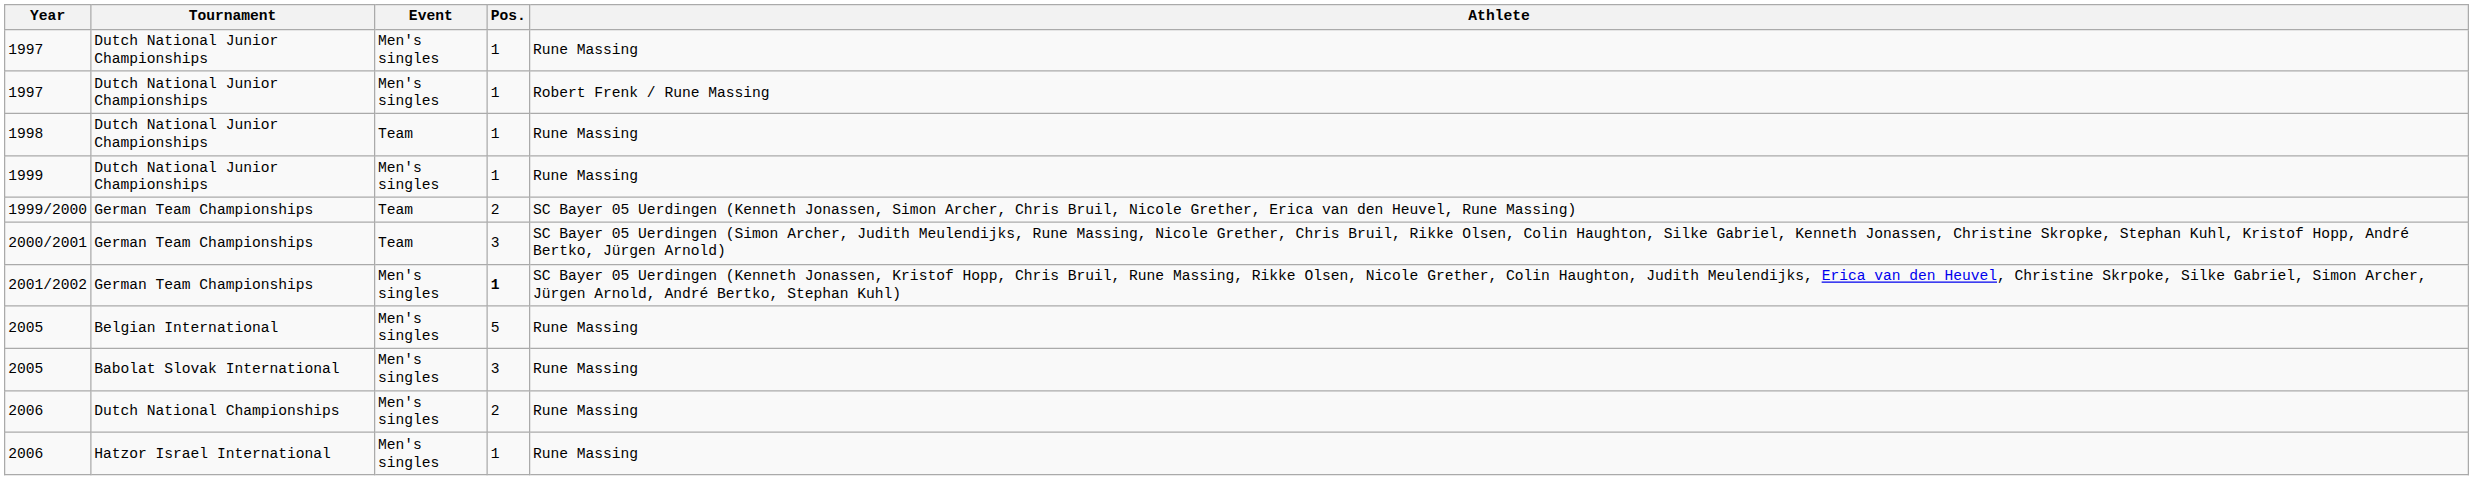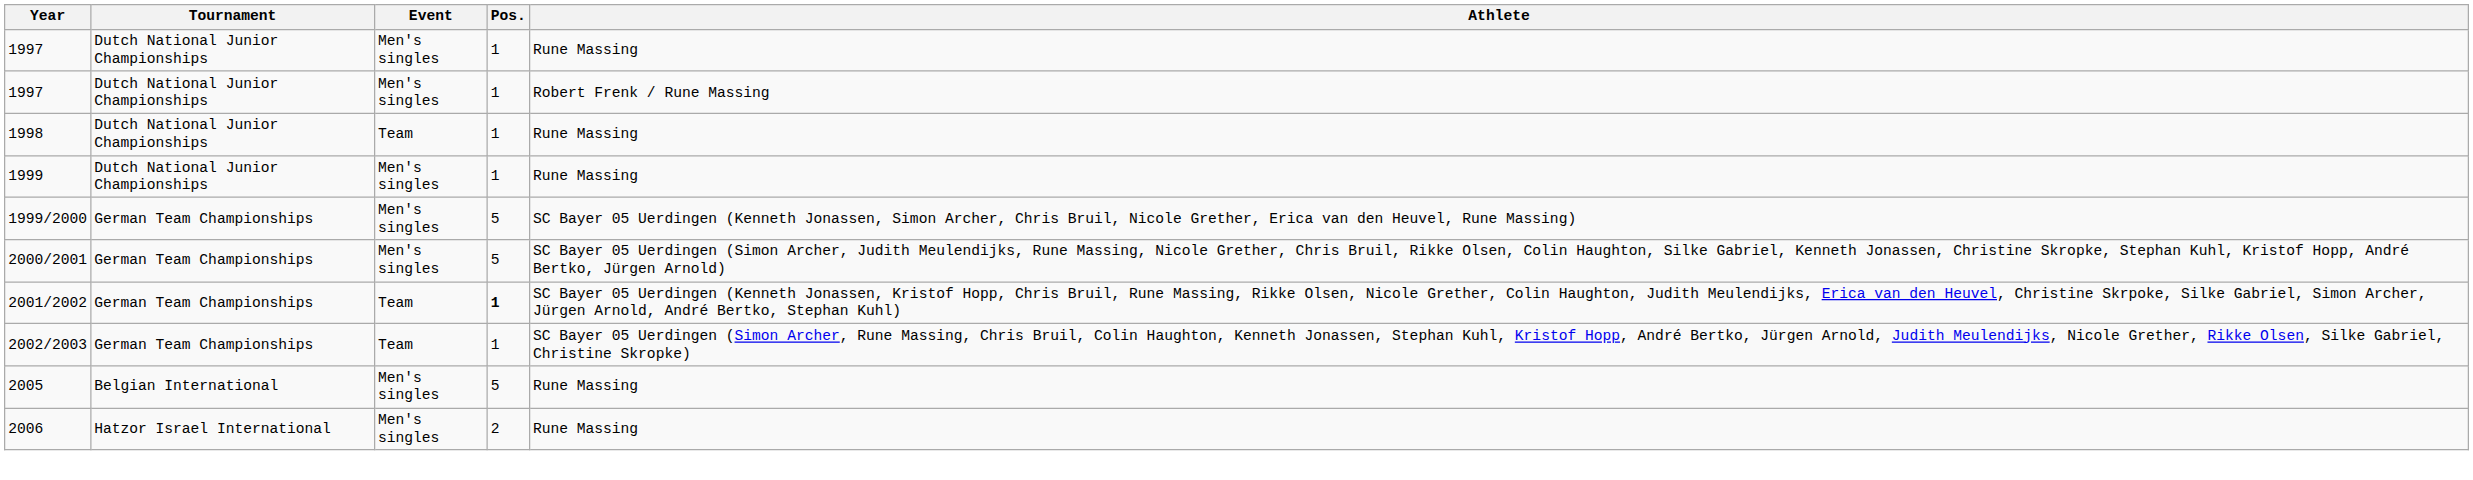(395, 209) Team -> (409, 218) Men's singles
(495, 209) 2 -> (495, 218) 5
(395, 243) Team -> (409, 260) Men's singles
(495, 243) 3 -> (495, 260) 5
(409, 285) Men's singles -> (395, 302) Team
+ row: (48, 344)
- row: (26, 369)
- row: (26, 411)
(495, 453) 1 -> (495, 429) 2
